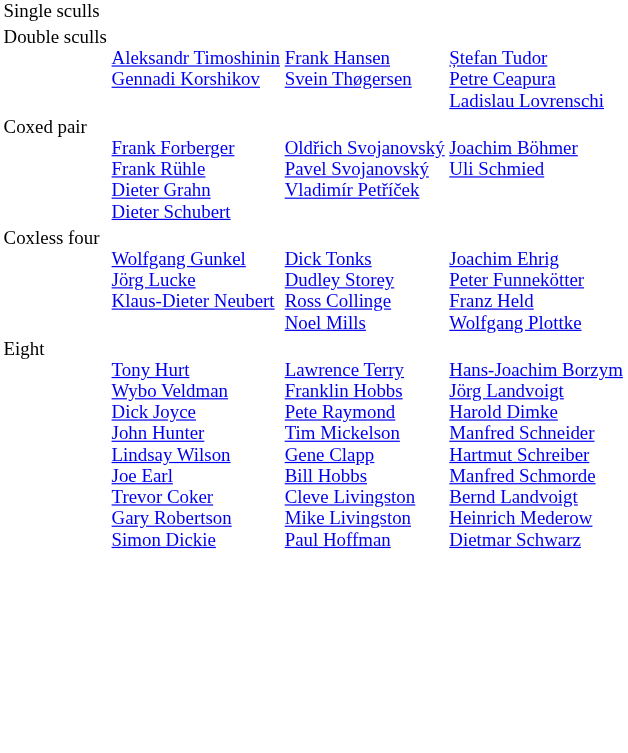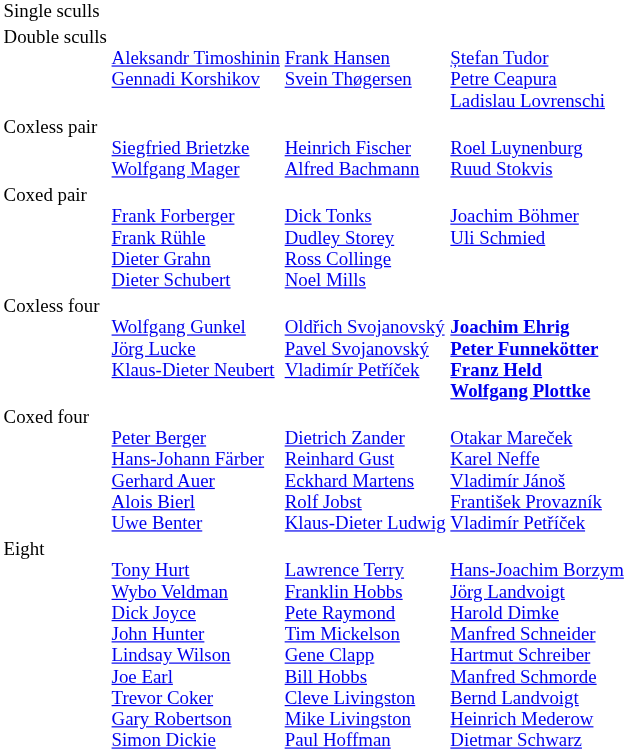+ row: (50, 126)
(365, 169) Oldřich Svojanovský Pavel Svojanovský Vladimír Petříček -> (339, 248) Dick Tonks Dudley Storey Ross Collinge Noel Mills
(339, 290) Dick Tonks Dudley Storey Ross Collinge Noel Mills -> (365, 348) Oldřich Svojanovský Pavel Svojanovský Vladimír Petříček
(517, 290) normal -> (524, 359) bold
+ row: (46, 416)
